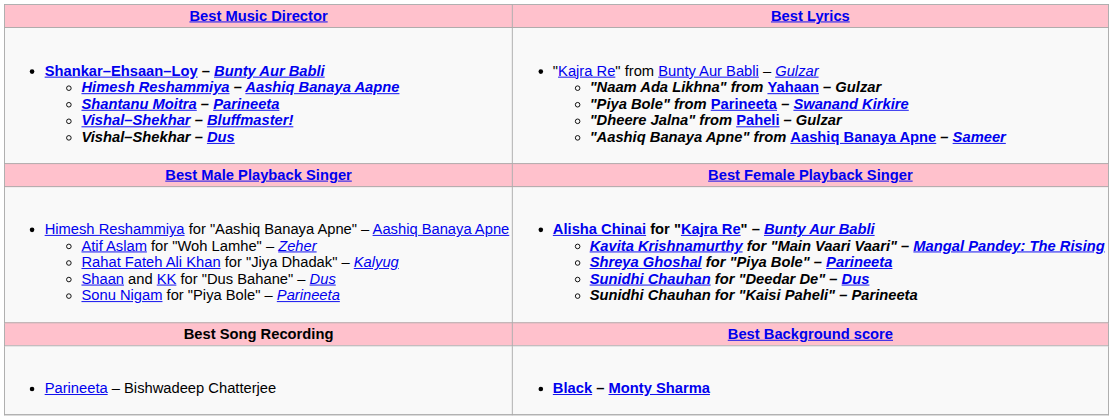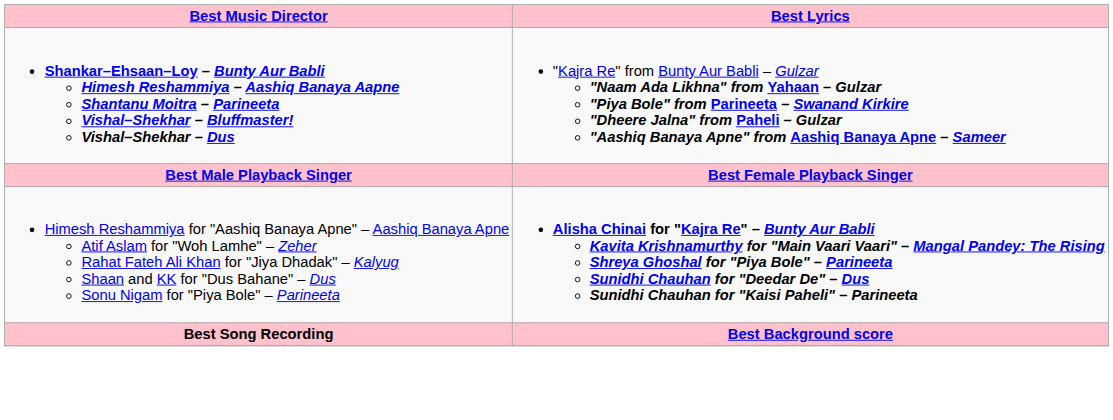- row: (259, 389)
